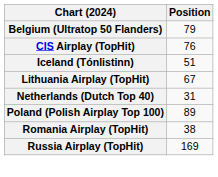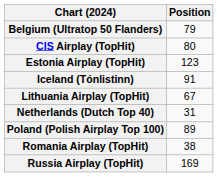(190, 46) 76 -> (190, 46) 80
+ row: (85, 63)
(190, 63) 51 -> (190, 79) 91
